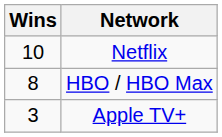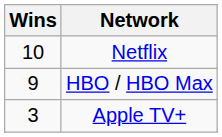(33, 83) 8 -> (33, 83) 9
